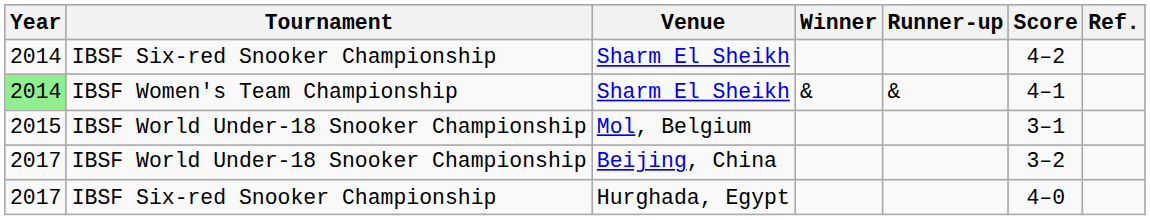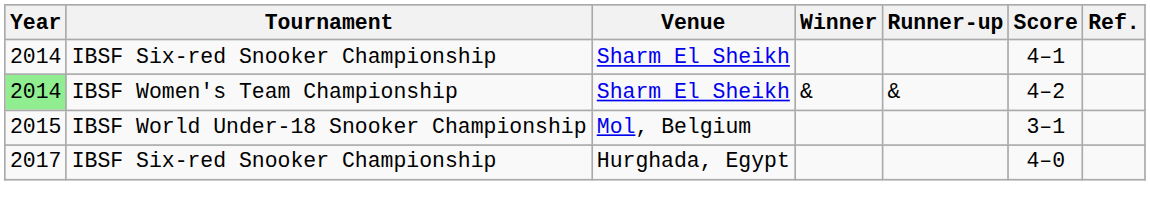(1046, 57) 4–2 -> (1046, 57) 4–1
(1046, 92) 4–1 -> (1046, 92) 4–2
- row: (329, 162)
